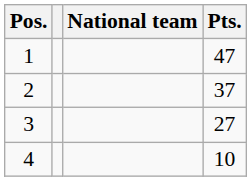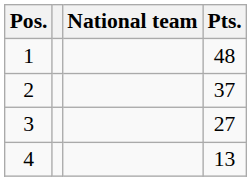(225, 55) 47 -> (225, 55) 48
(225, 158) 10 -> (225, 158) 13
